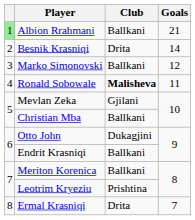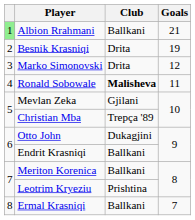(175, 48) 14 -> (175, 48) 19
(126, 65) Ballkani -> (119, 65) Drita
(126, 118) Ballkani -> (131, 118) Trepça '89
(119, 205) Drita -> (126, 205) Ballkani
